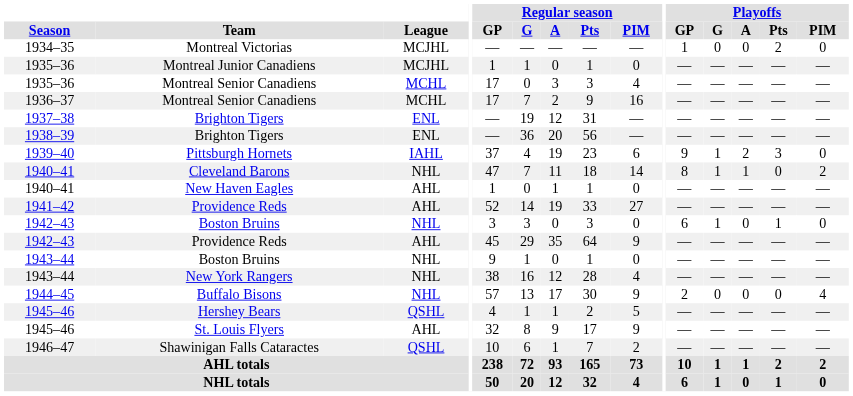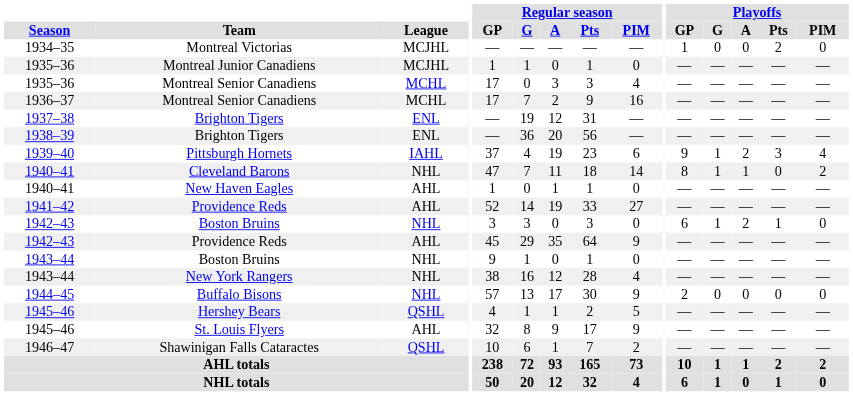(823, 153) 0 -> (823, 153) 4
(746, 224) 0 -> (746, 224) 2
(823, 294) 4 -> (823, 294) 0
